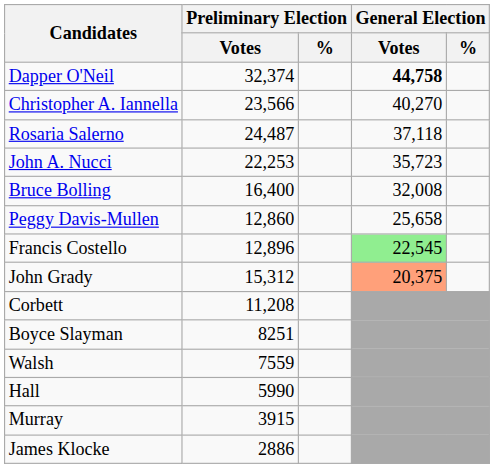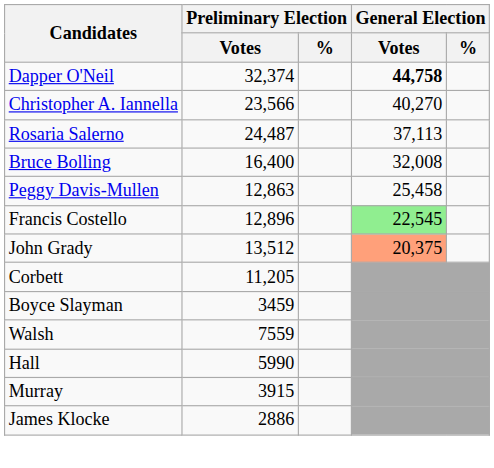(418, 133) 37,118 -> (418, 133) 37,113
- row: (60, 162)
(269, 219) 12,860 -> (269, 190) 12,863
(417, 219) 25,658 -> (417, 190) 25,458
(269, 276) 15,312 -> (269, 248) 13,512
(270, 305) 11,208 -> (270, 276) 11,205
(276, 334) 8251 -> (276, 305) 3459
